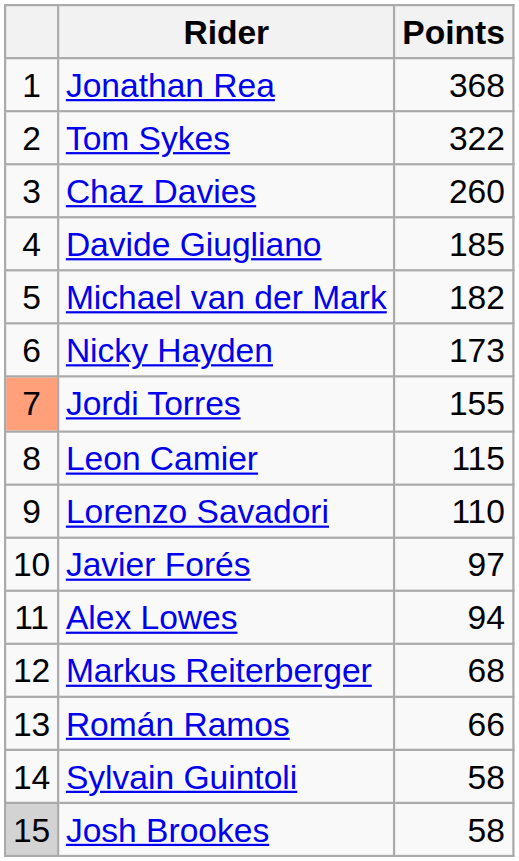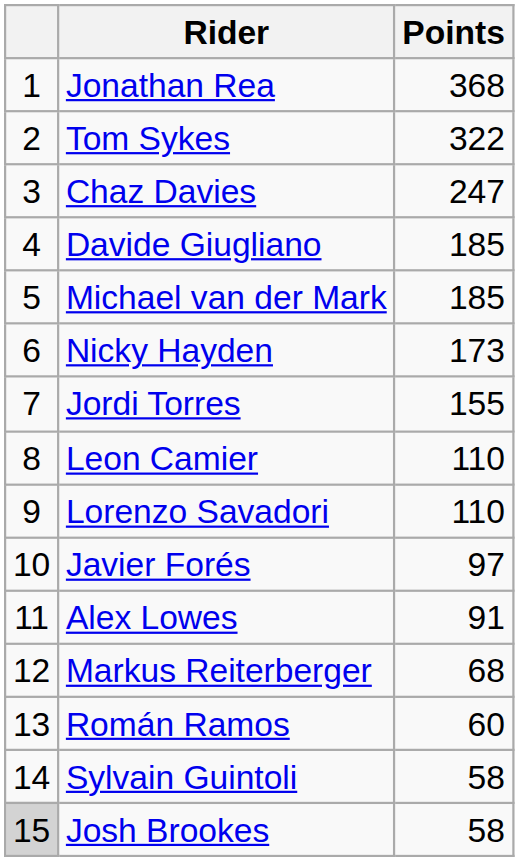(477, 191) 260 -> (477, 191) 247
(477, 298) 182 -> (477, 298) 185
(32, 404) lightsalmon background -> (32, 404) no background
(478, 457) 115 -> (478, 457) 110
(486, 617) 94 -> (486, 617) 91
(486, 723) 66 -> (486, 723) 60
